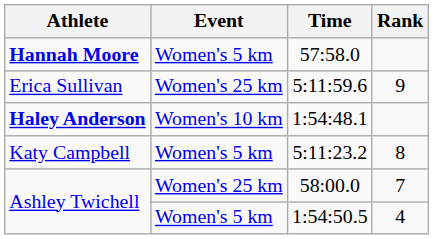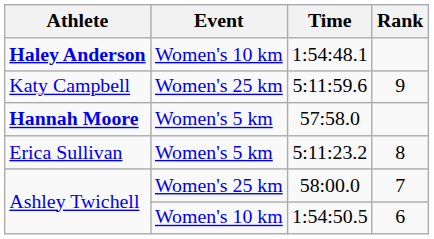rows swapped: (330, 119) <-> (330, 54)
(66, 86) Erica Sullivan -> (70, 86) Katy Campbell
(70, 152) Katy Campbell -> (66, 152) Erica Sullivan
(214, 217) Women's 5 km -> (219, 217) Women's 10 km
(400, 217) 4 -> (400, 217) 6
